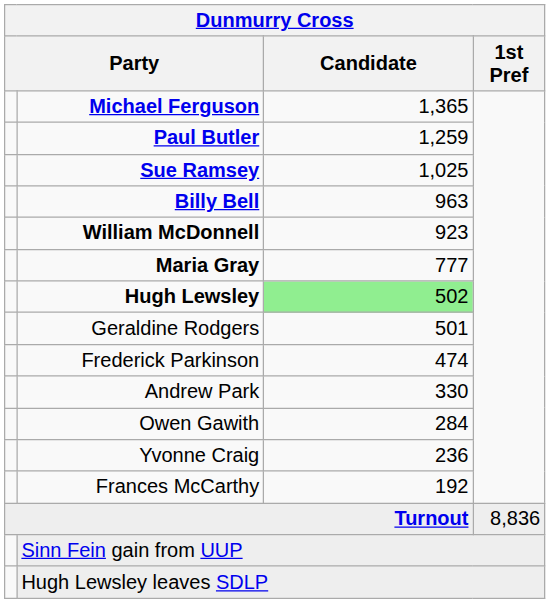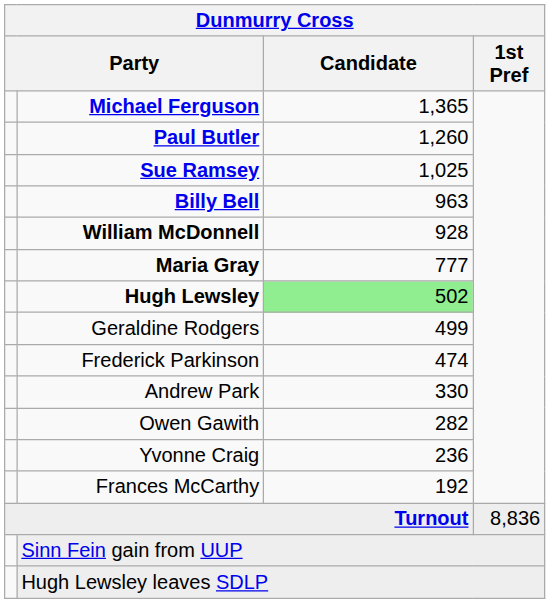(443, 138) 1,259 -> (443, 138) 1,260
(452, 233) 923 -> (452, 233) 928
(452, 328) 501 -> (452, 328) 499
(452, 423) 284 -> (452, 423) 282
